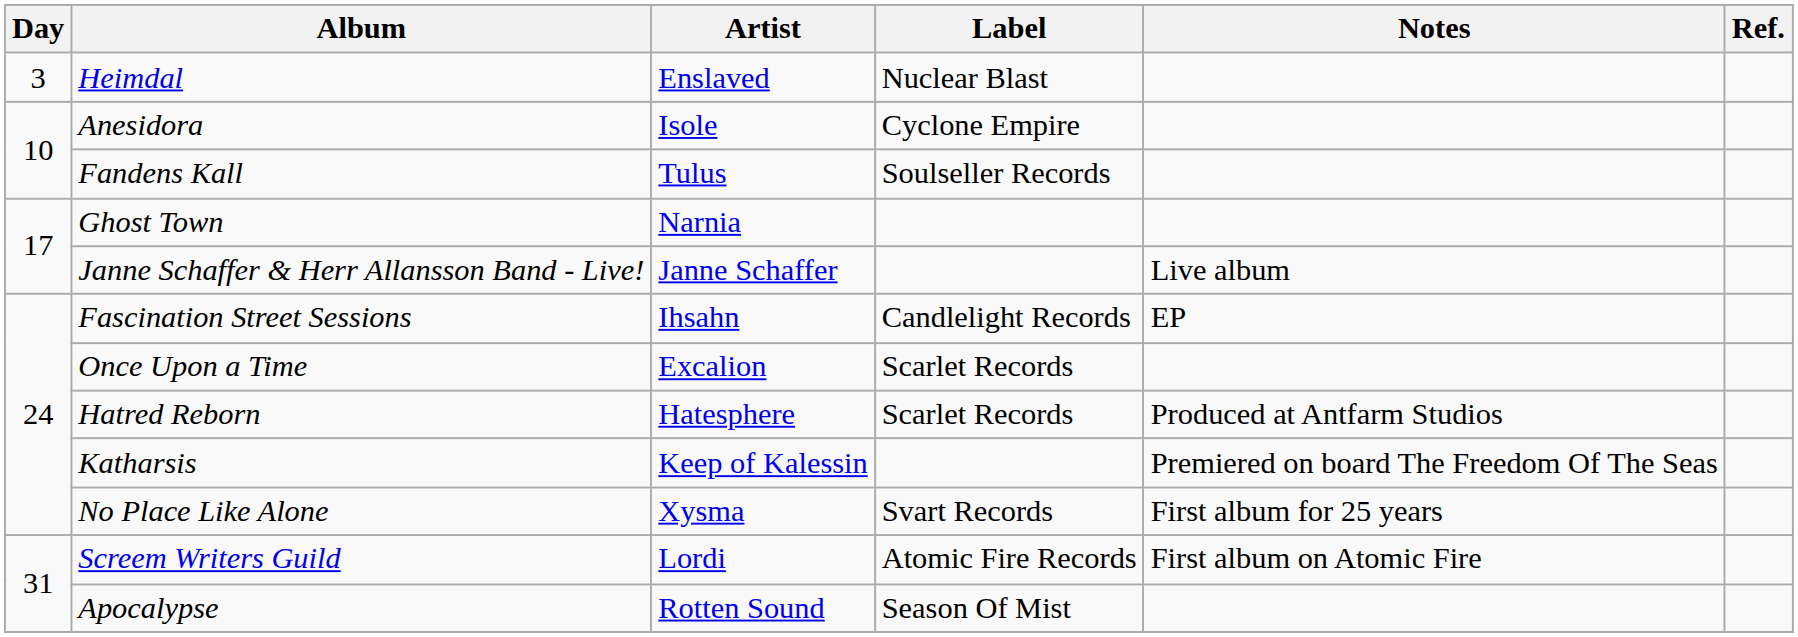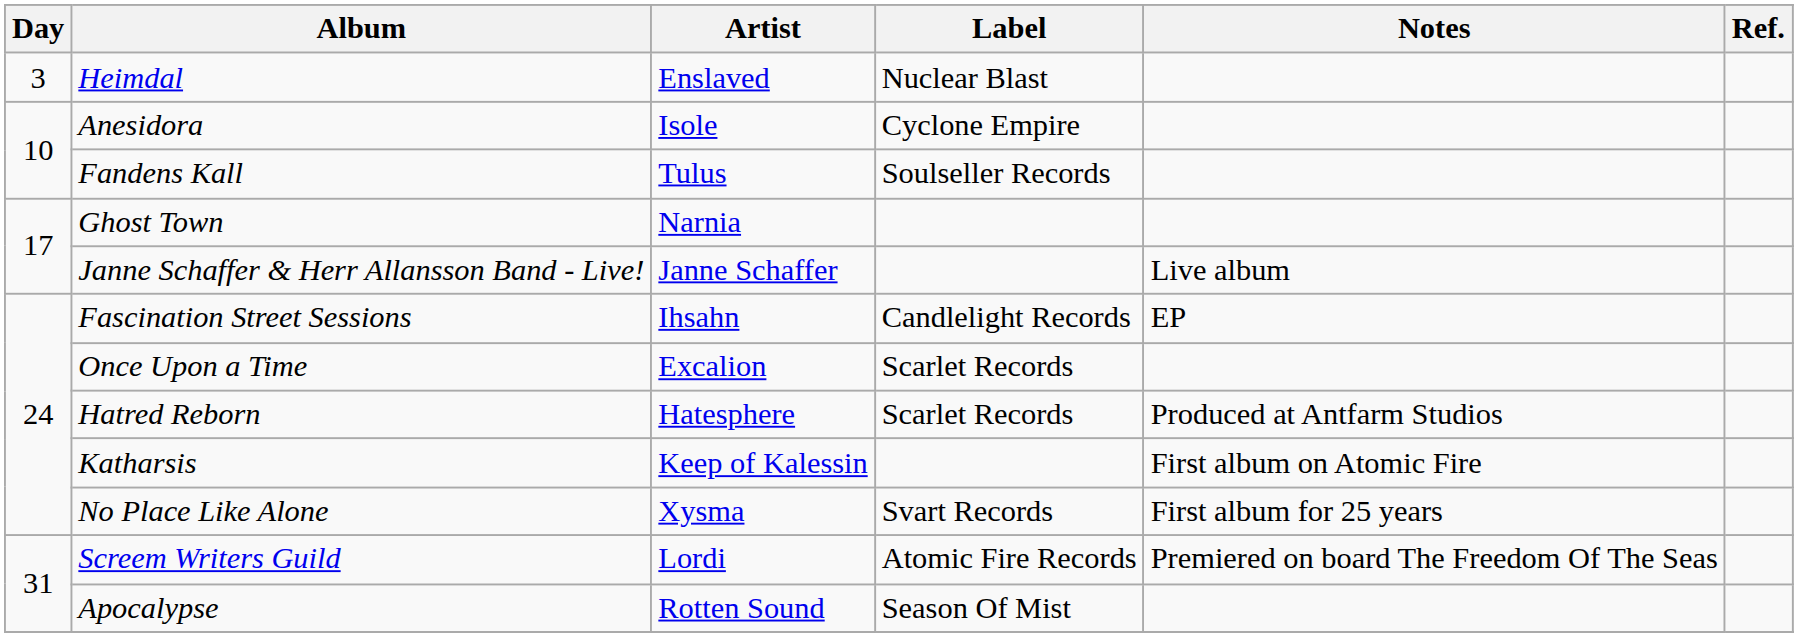(1434, 462) Premiered on board The Freedom Of The Seas -> (1316, 462) First album on Atomic Fire
(1316, 558) First album on Atomic Fire -> (1434, 558) Premiered on board The Freedom Of The Seas
